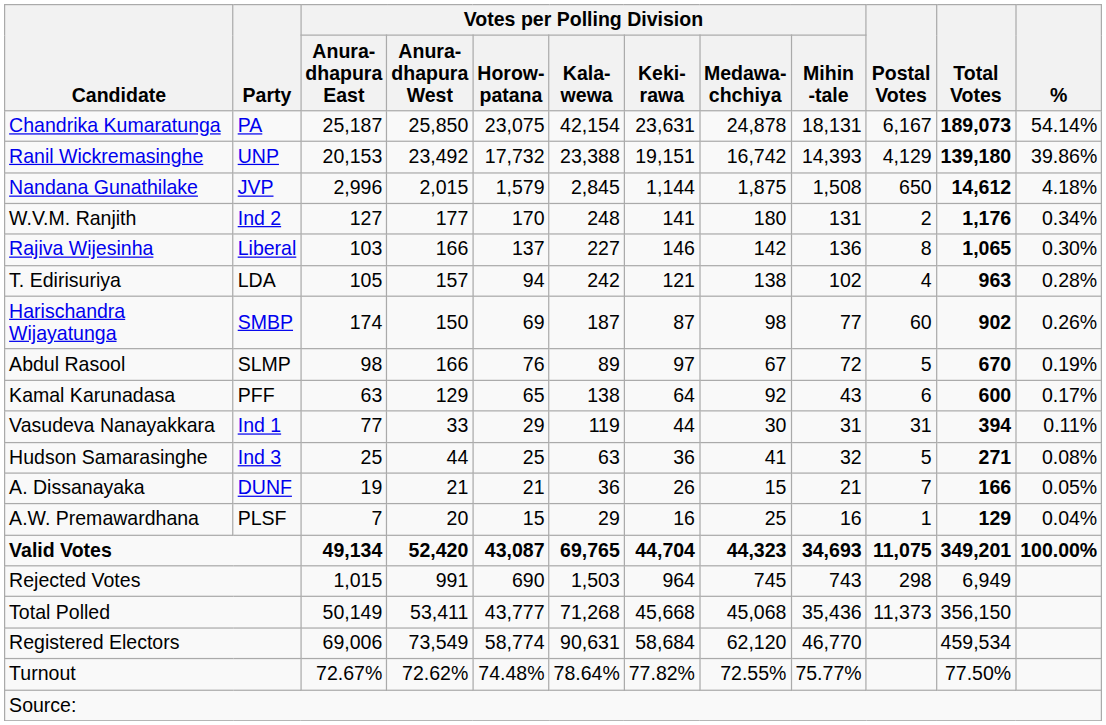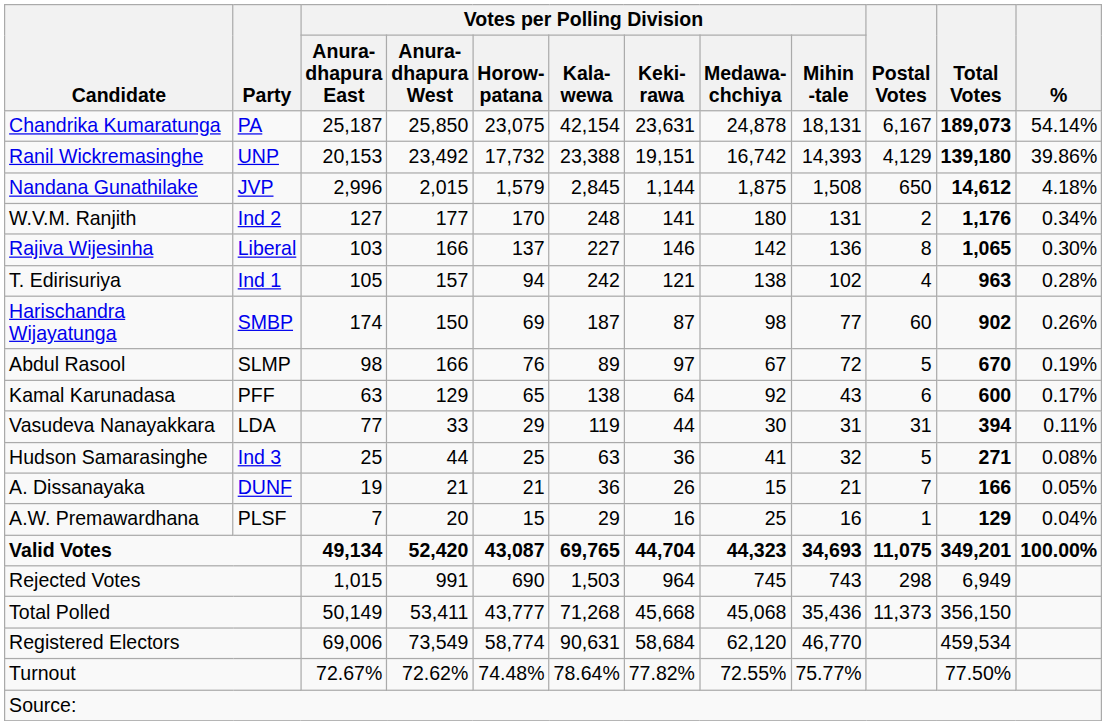(257, 280) LDA -> (259, 280) Ind 1
(259, 426) Ind 1 -> (257, 426) LDA
